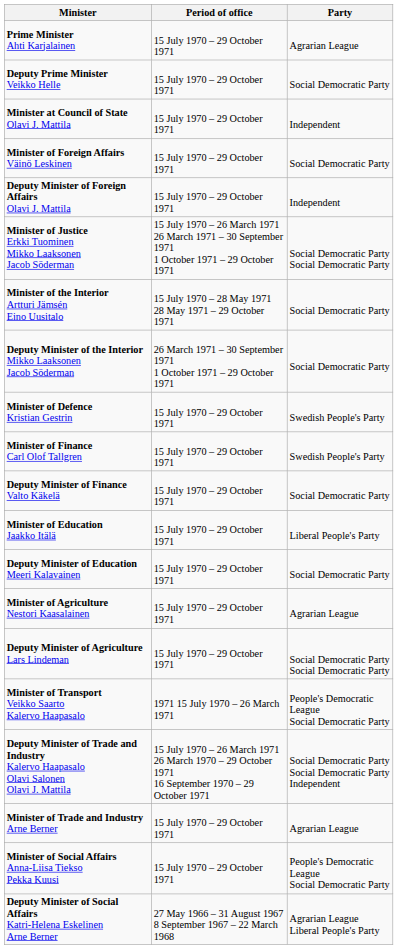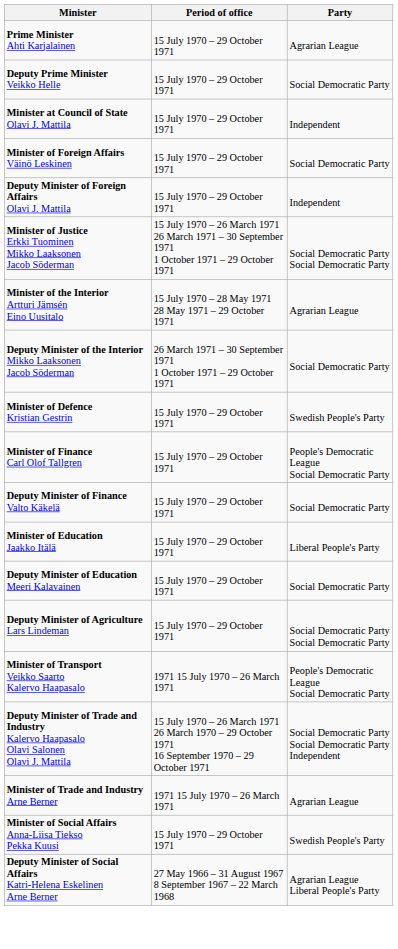(340, 310) Social Democratic Party -> (324, 310) Agrarian League
(337, 457) Swedish People's Party -> (340, 463) People's Democratic League Social Democratic Party
- row: (57, 608)
(208, 829) 15 July 1970 – 29 October 1971 -> (217, 801) 1971 15 July 1970 – 26 March 1971
(340, 874) People's Democratic League Social Democratic Party -> (337, 840) Swedish People's Party
